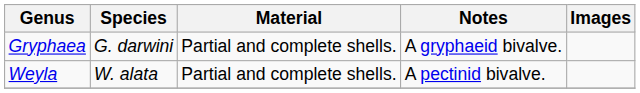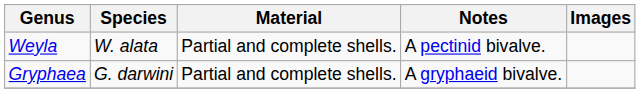rows swapped: (47, 46) <-> (33, 74)
